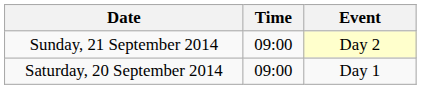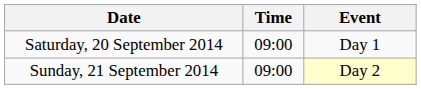rows swapped: (124, 71) <-> (124, 44)
